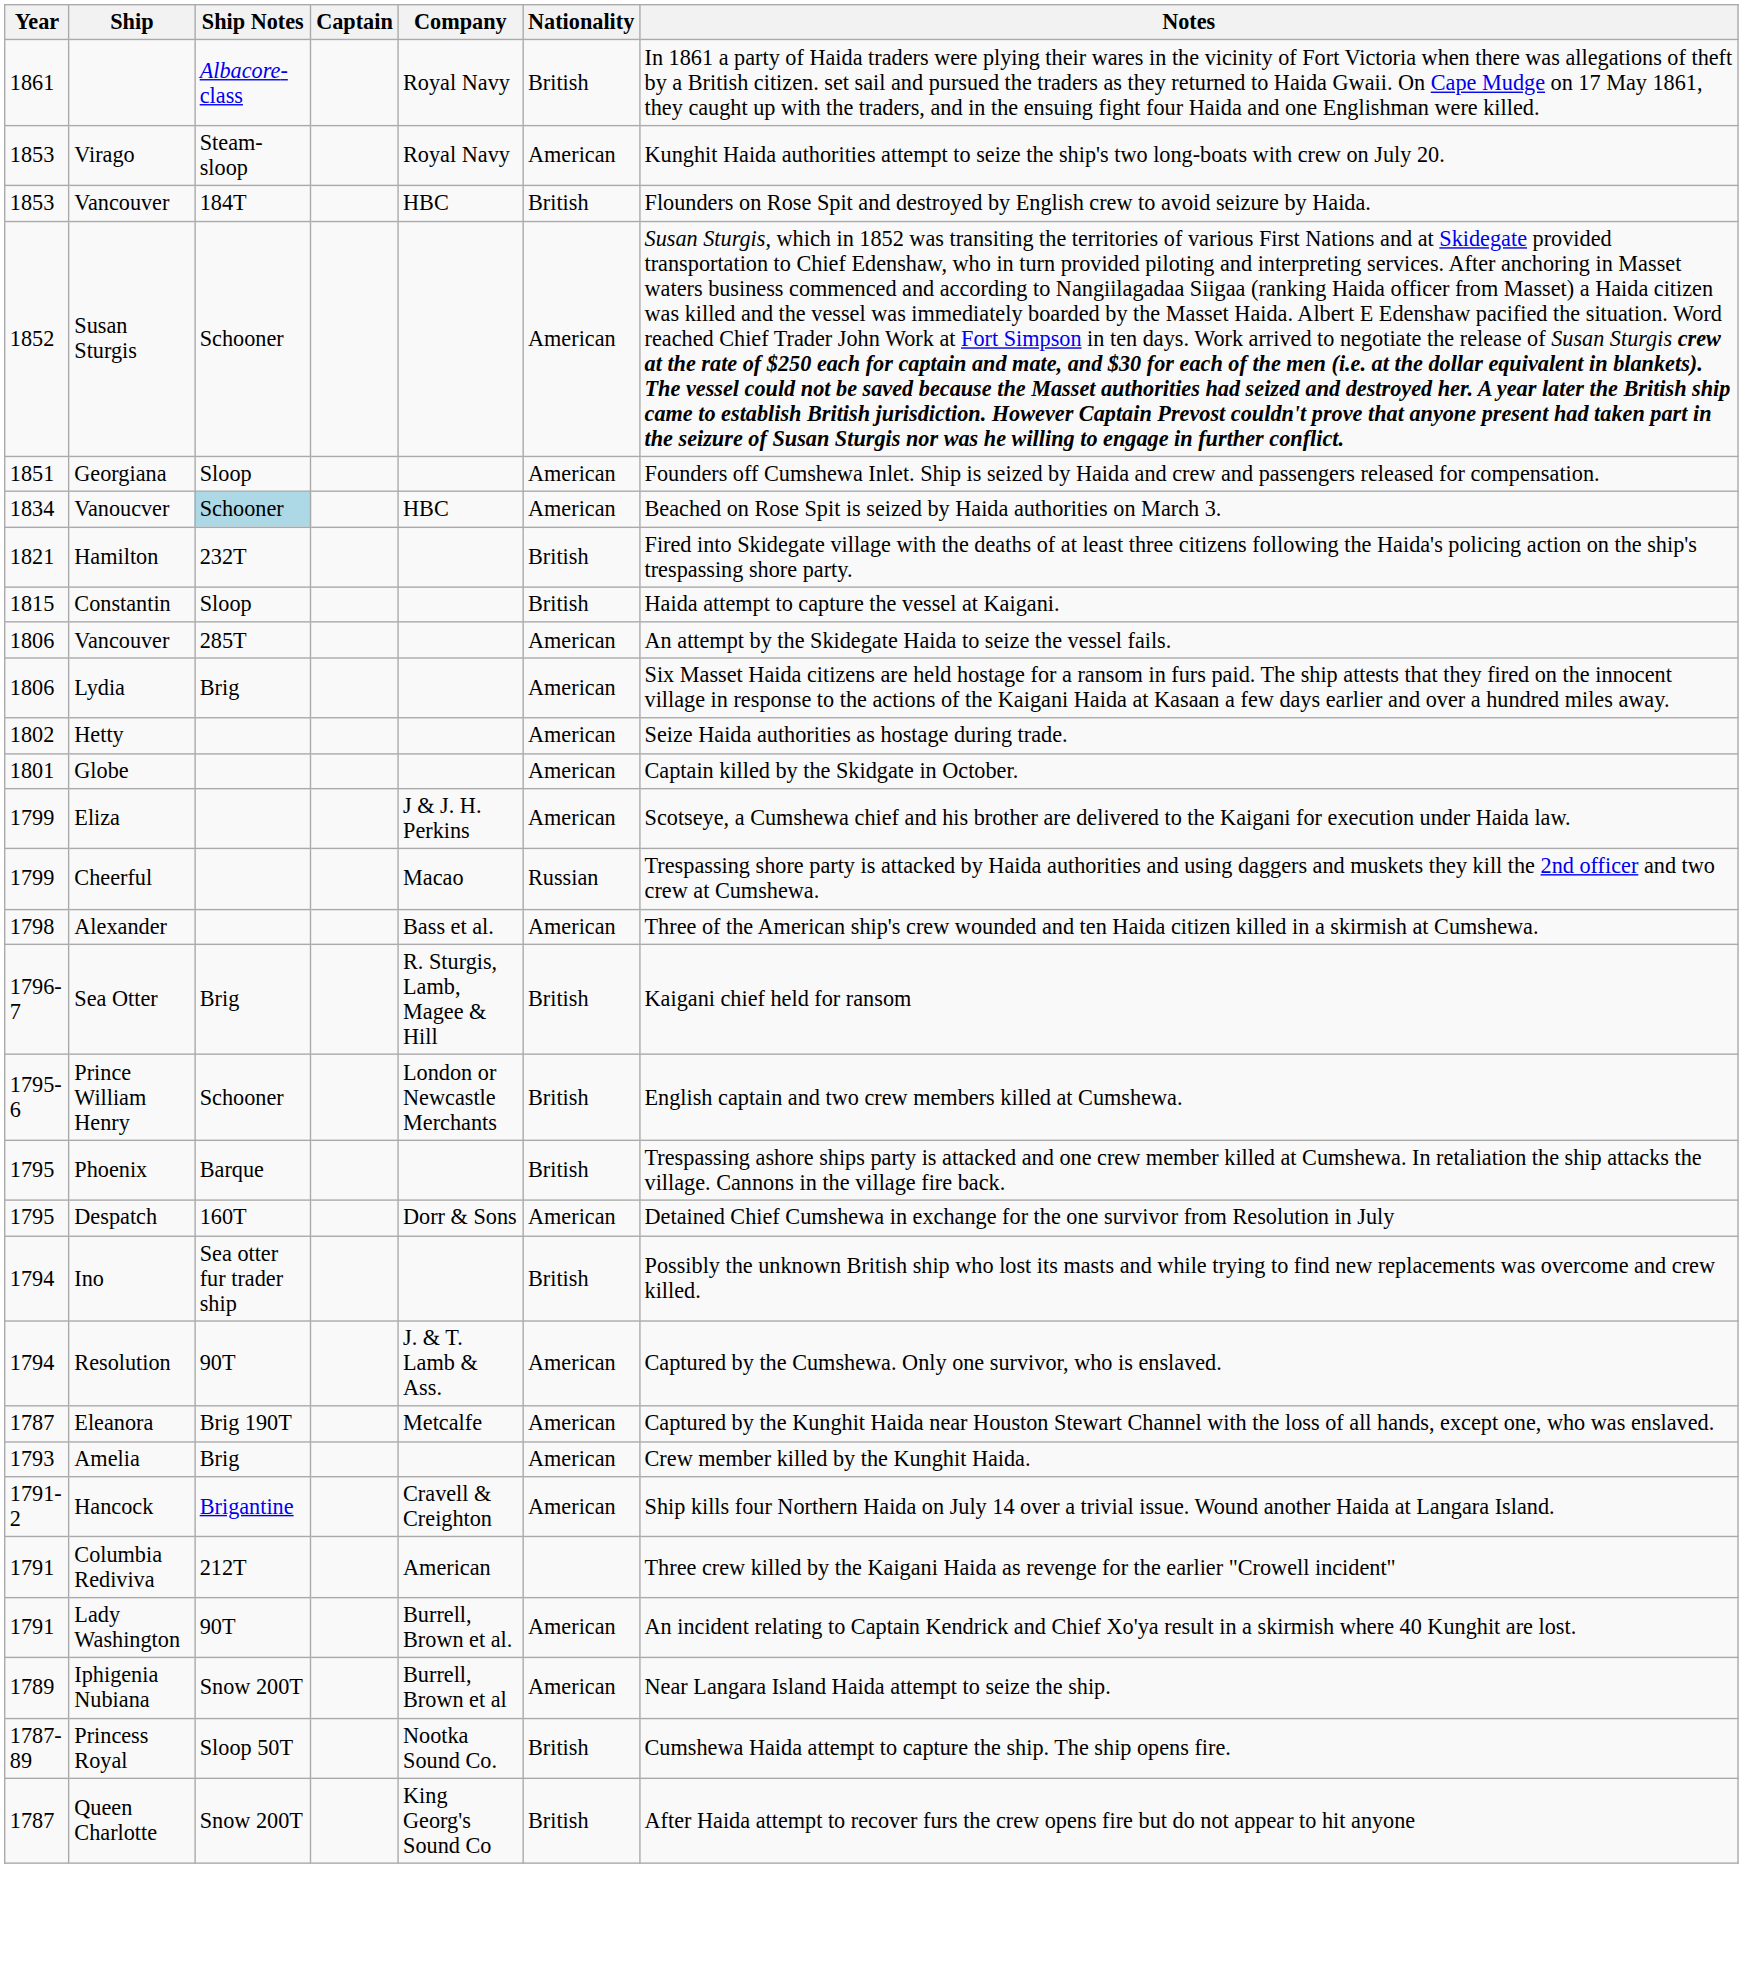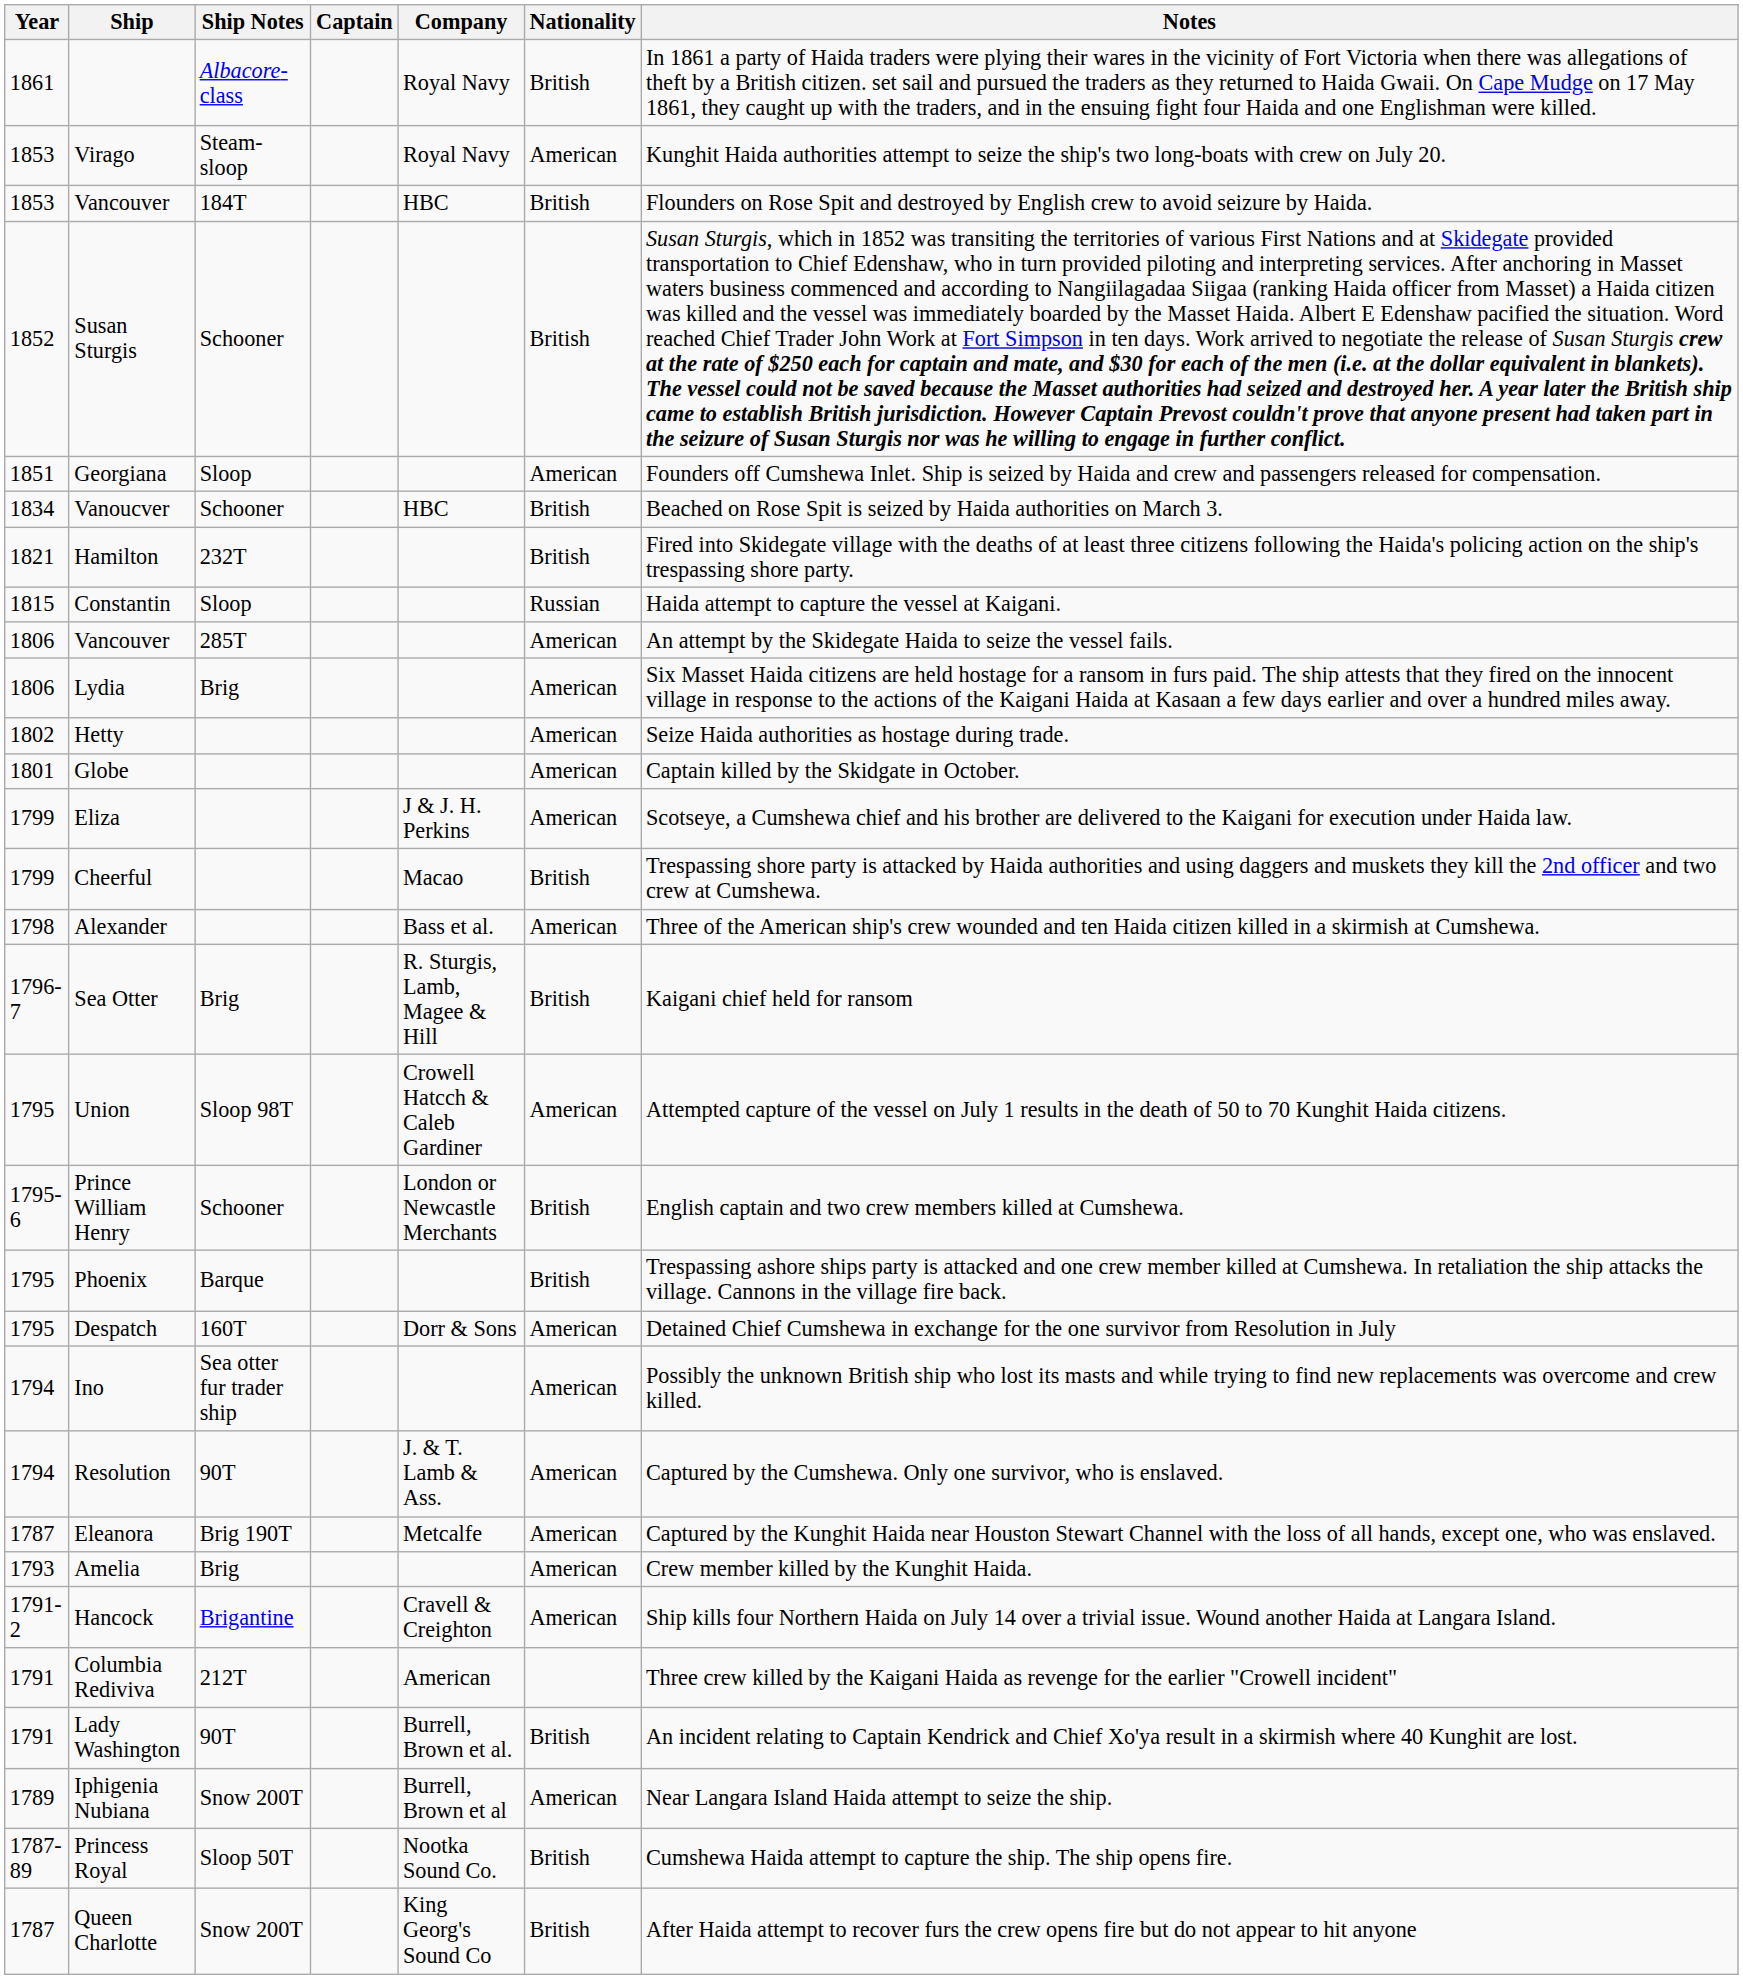(572, 338) American -> (560, 338) British
(242, 508) lightblue background -> (242, 508) no background
(572, 508) American -> (560, 508) British
(558, 604) British -> (565, 604) Russian
(563, 878) Russian -> (560, 878) British
+ row: (32, 1109)
(558, 1278) British -> (573, 1388) American
(572, 1627) American -> (560, 1737) British
